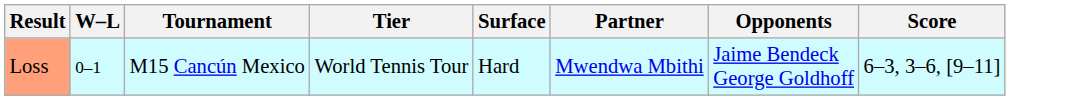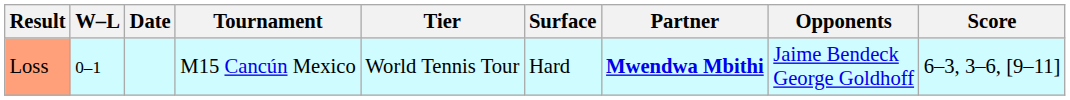+ column: (150, 20)
(629, 66) normal -> (685, 66) bold
